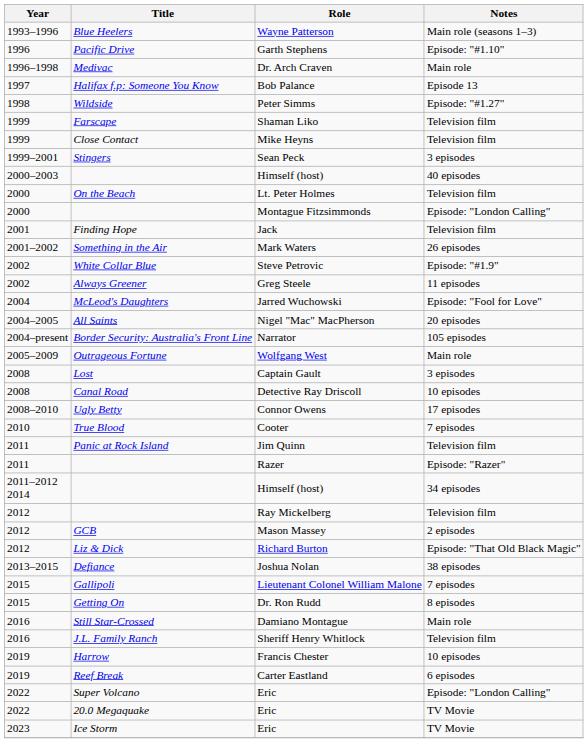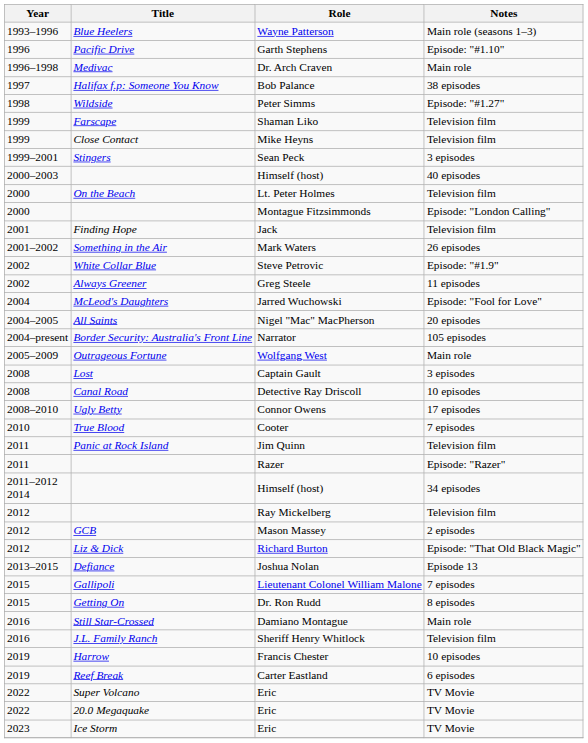(452, 85) Episode 13 -> (454, 85) 38 episodes
(454, 566) 38 episodes -> (452, 566) Episode 13
(489, 692) Episode: "London Calling" -> (451, 692) TV Movie
